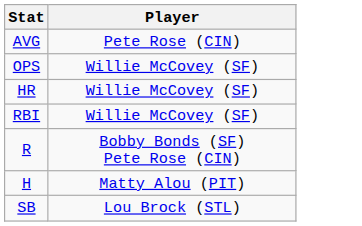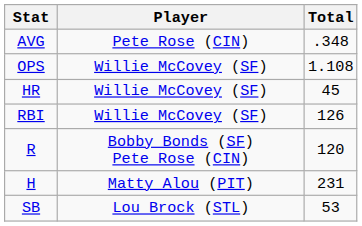+ column: (331, 17)
